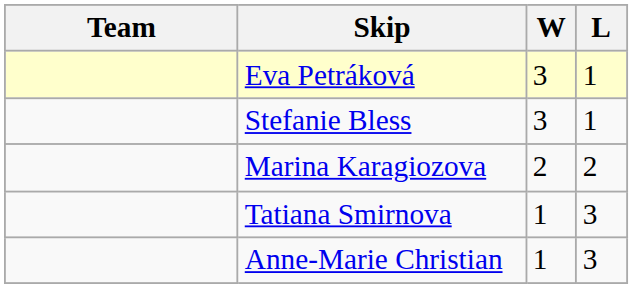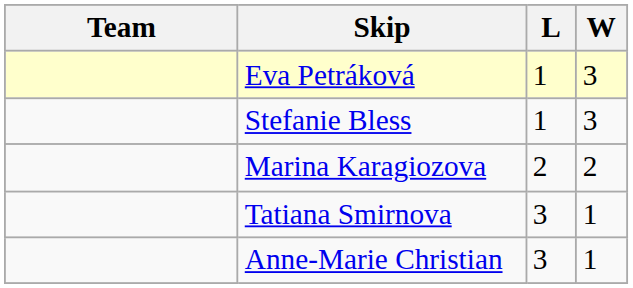columns swapped: (551, 27) <-> (601, 27)
